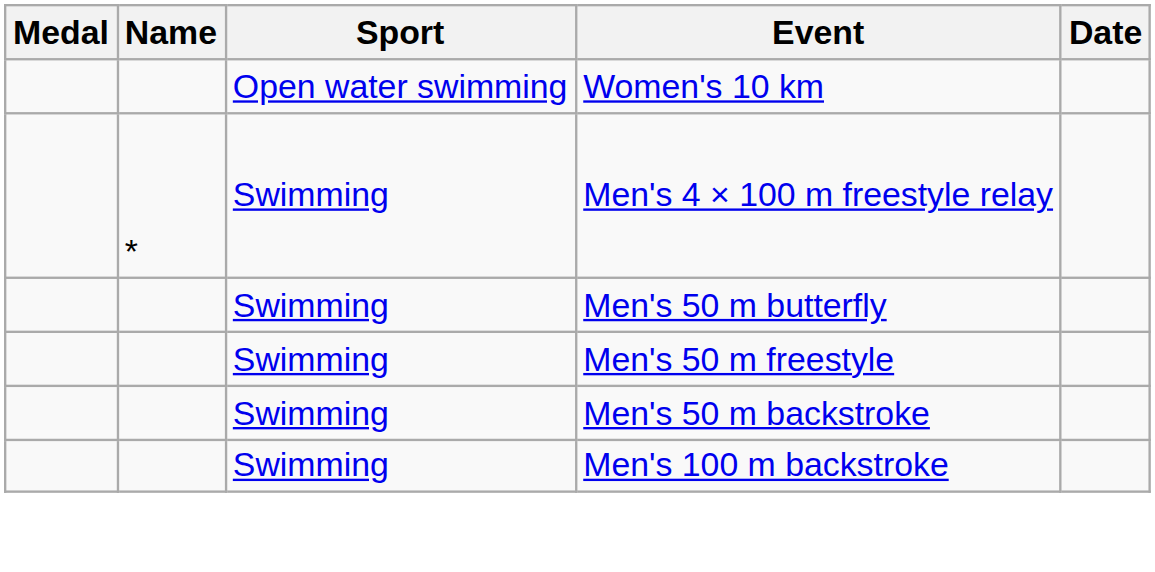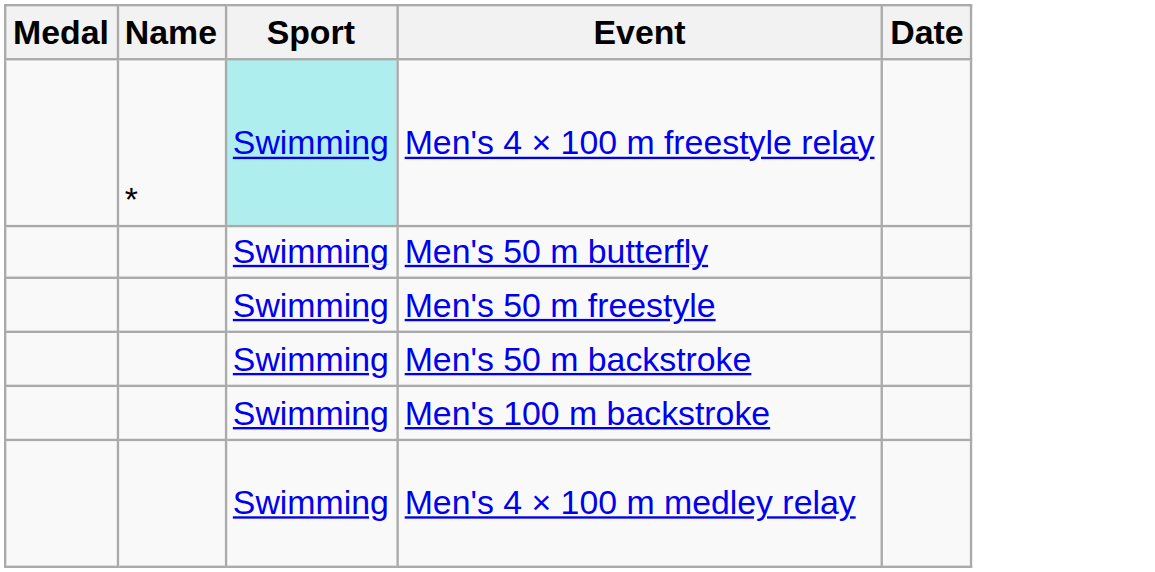- row: (704, 86)
(311, 196) no background -> (311, 142) paleturquoise background
+ row: (630, 503)
